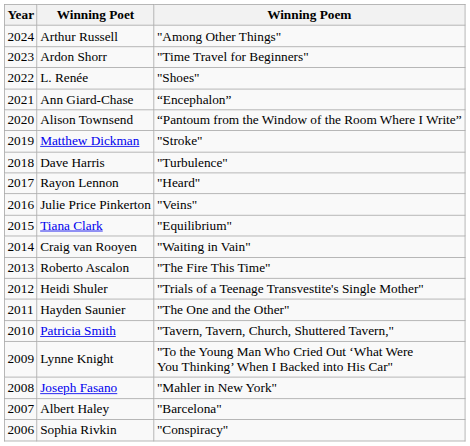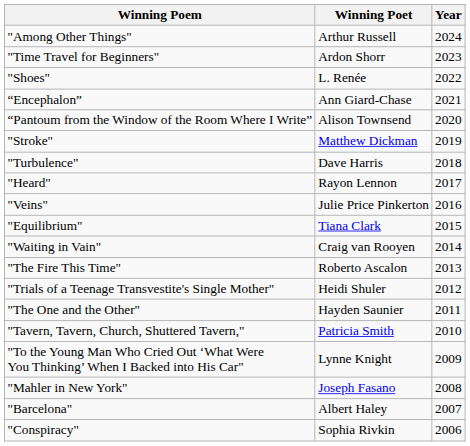columns swapped: (21, 15) <-> (309, 15)
